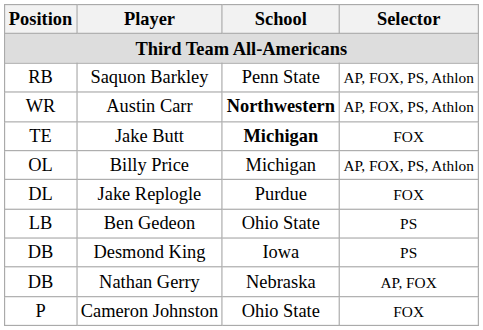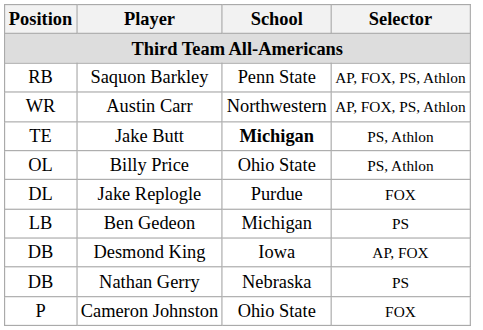(281, 106) bold -> (277, 106) normal
(409, 136) FOX -> (400, 136) PS, Athlon
(281, 164) Michigan -> (277, 164) Ohio State
(409, 166) AP, FOX, PS, Athlon -> (400, 166) PS, Athlon
(281, 223) Ohio State -> (277, 223) Michigan
(409, 253) PS -> (400, 253) AP, FOX
(409, 282) AP, FOX -> (400, 282) PS
